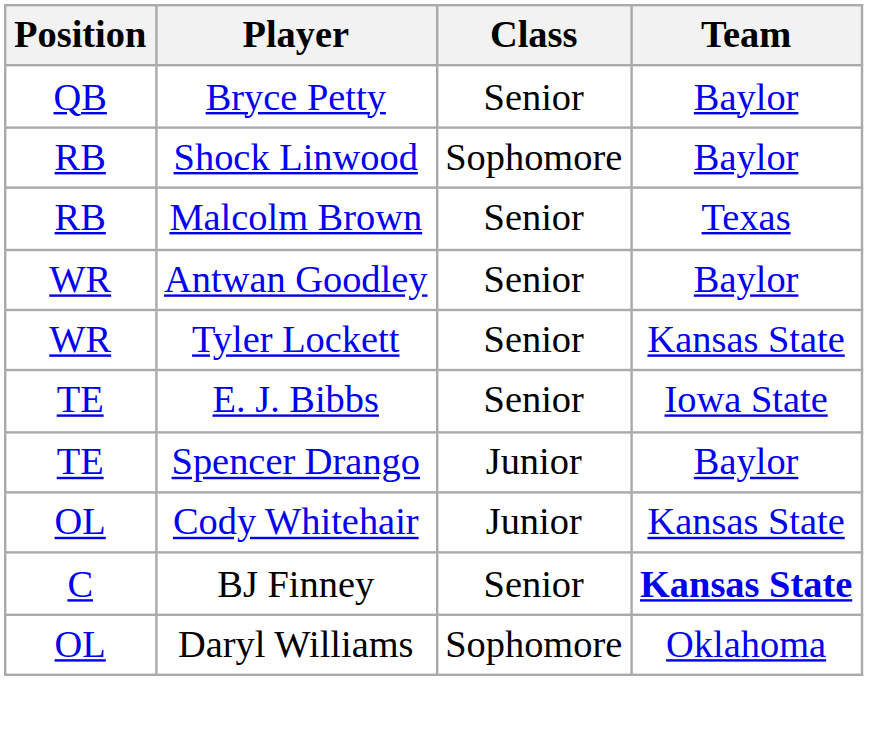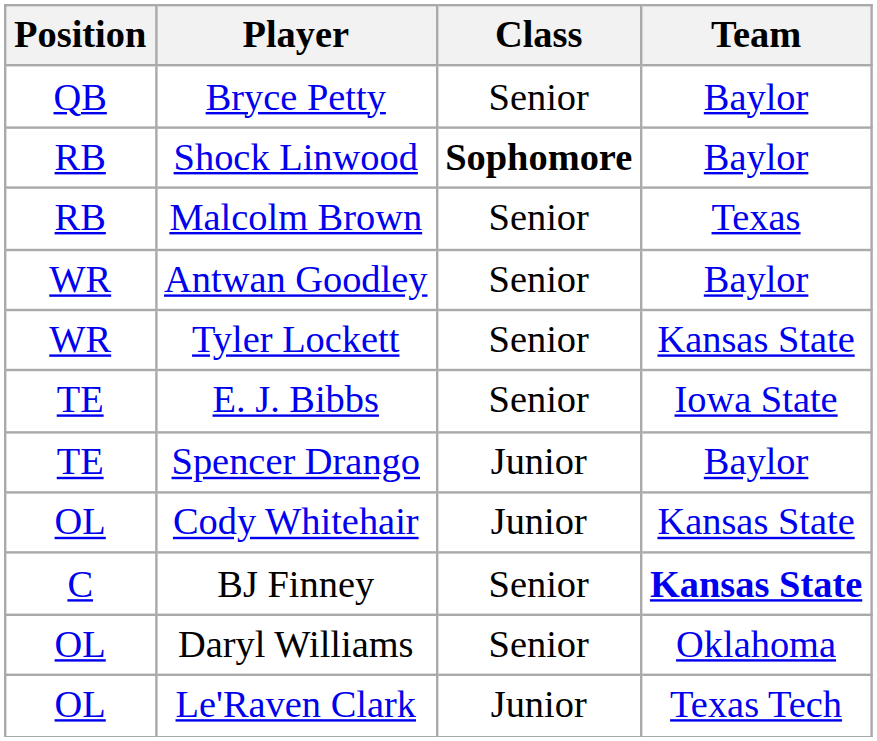(534, 156) normal -> (539, 156) bold
(534, 643) Sophomore -> (539, 643) Senior
+ row: (296, 704)
